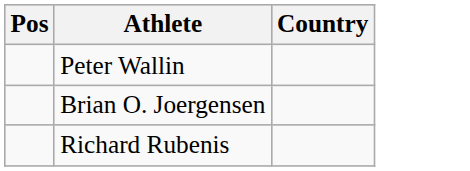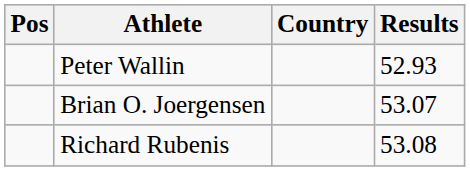+ column: (419, 24)
